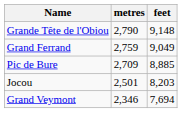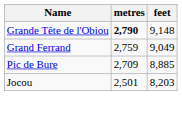(126, 30) normal -> (126, 30) bold
- row: (41, 99)
